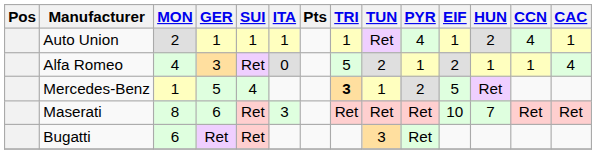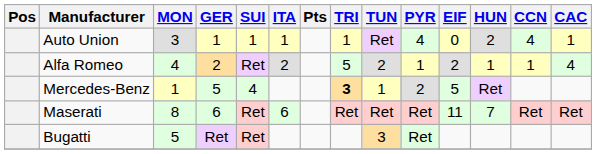(175, 40) 2 -> (175, 40) 3
(455, 40) 1 -> (455, 40) 0
(216, 64) 3 -> (216, 64) 2
(284, 64) 0 -> (284, 64) 2
(284, 112) 3 -> (284, 112) 6
(455, 112) 10 -> (455, 112) 11
(175, 136) 6 -> (175, 136) 5
